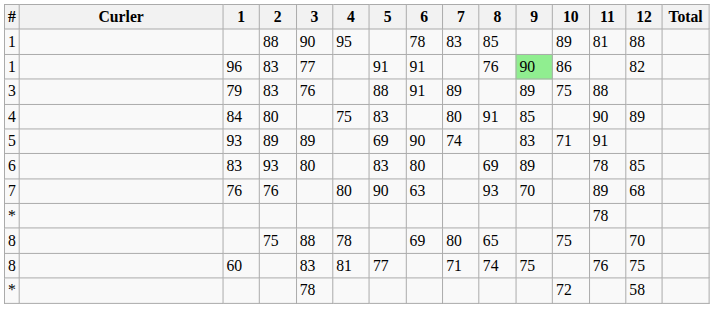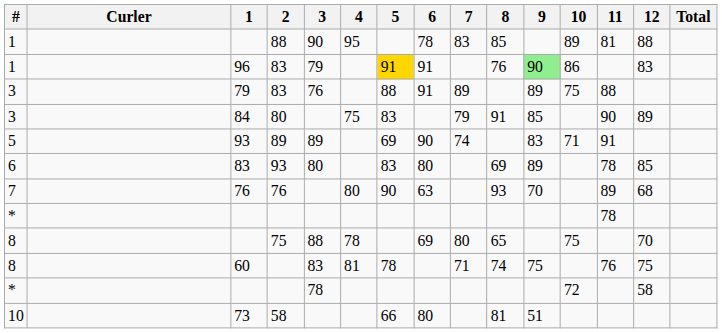(307, 66) 77 -> (315, 66) 79
(381, 66) no background -> (389, 66) gold background
(637, 66) 82 -> (645, 66) 83
(12, 116) 4 -> (12, 116) 3
(454, 116) 80 -> (462, 116) 79
(381, 265) 77 -> (389, 265) 78
+ row: (242, 315)
